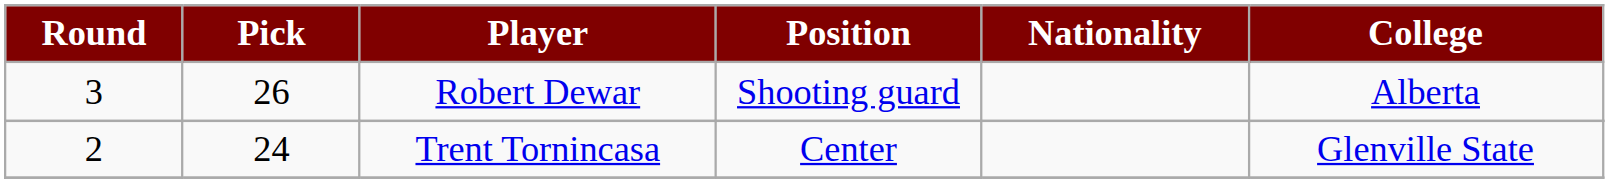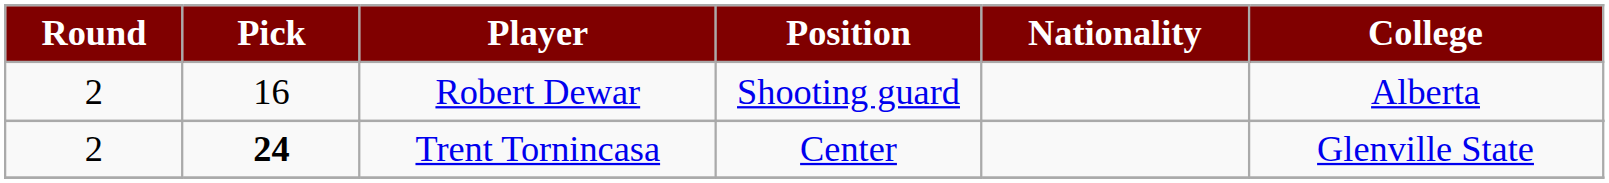(94, 90) 3 -> (94, 90) 2
(271, 90) 26 -> (271, 90) 16
(271, 148) normal -> (271, 148) bold
